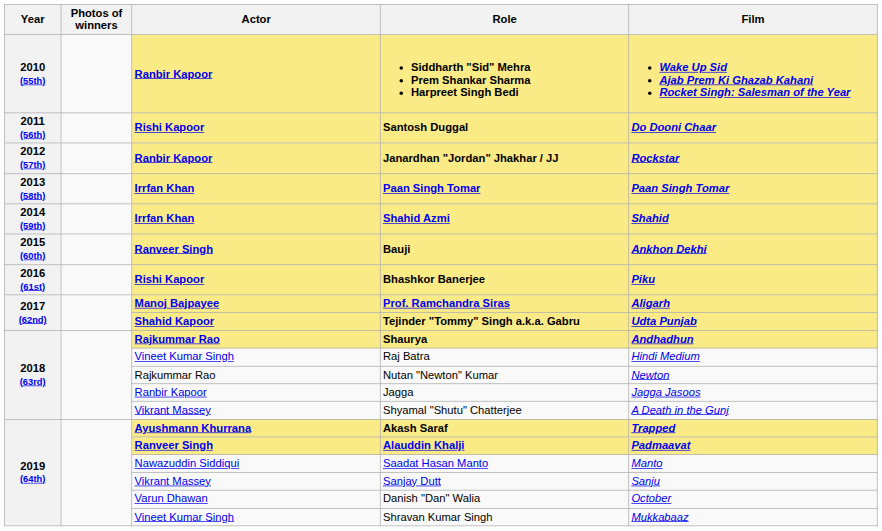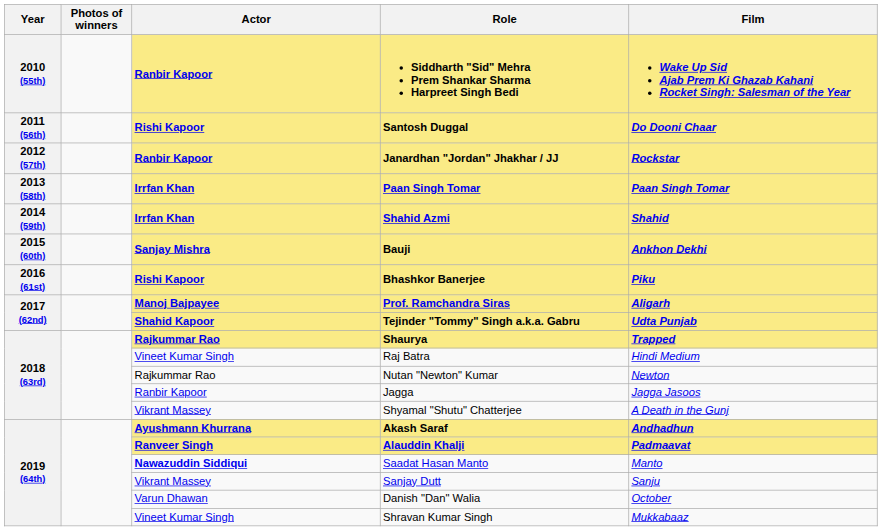(174, 249) Ranveer Singh -> (172, 249) Sanjay Mishra
(662, 339) Andhadhun -> (653, 339) Trapped
(653, 428) Trapped -> (662, 428) Andhadhun
(187, 463) normal -> (191, 463) bold
